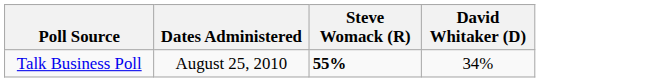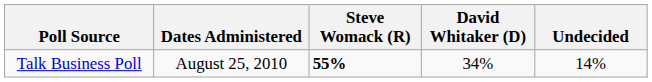+ column: (591, 36)
